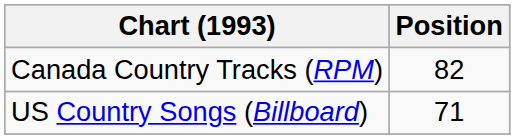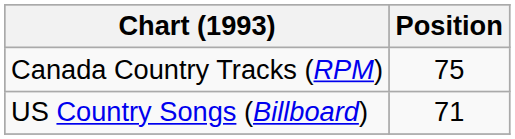(449, 69) 82 -> (449, 69) 75
